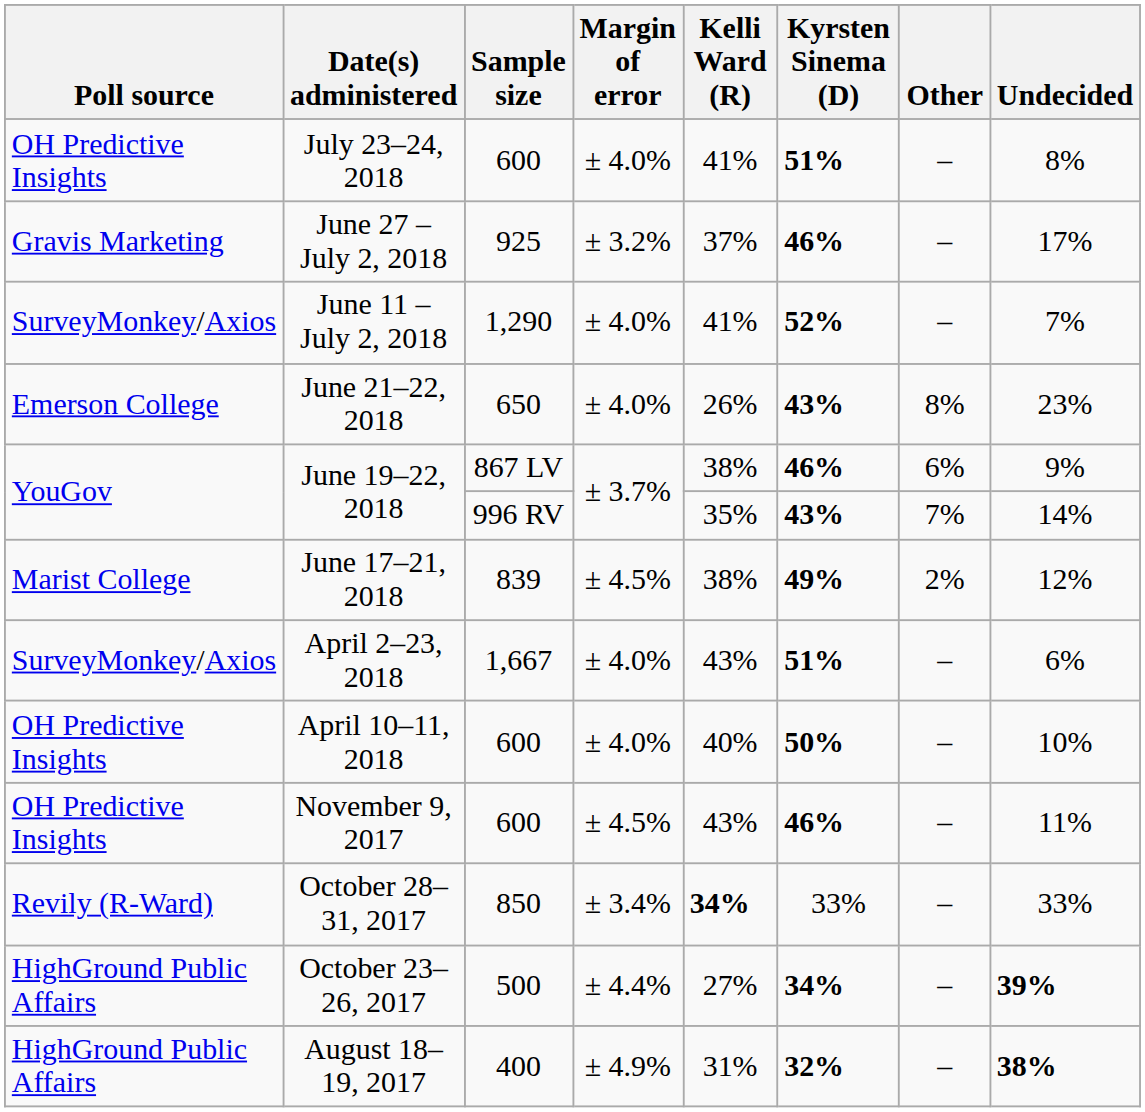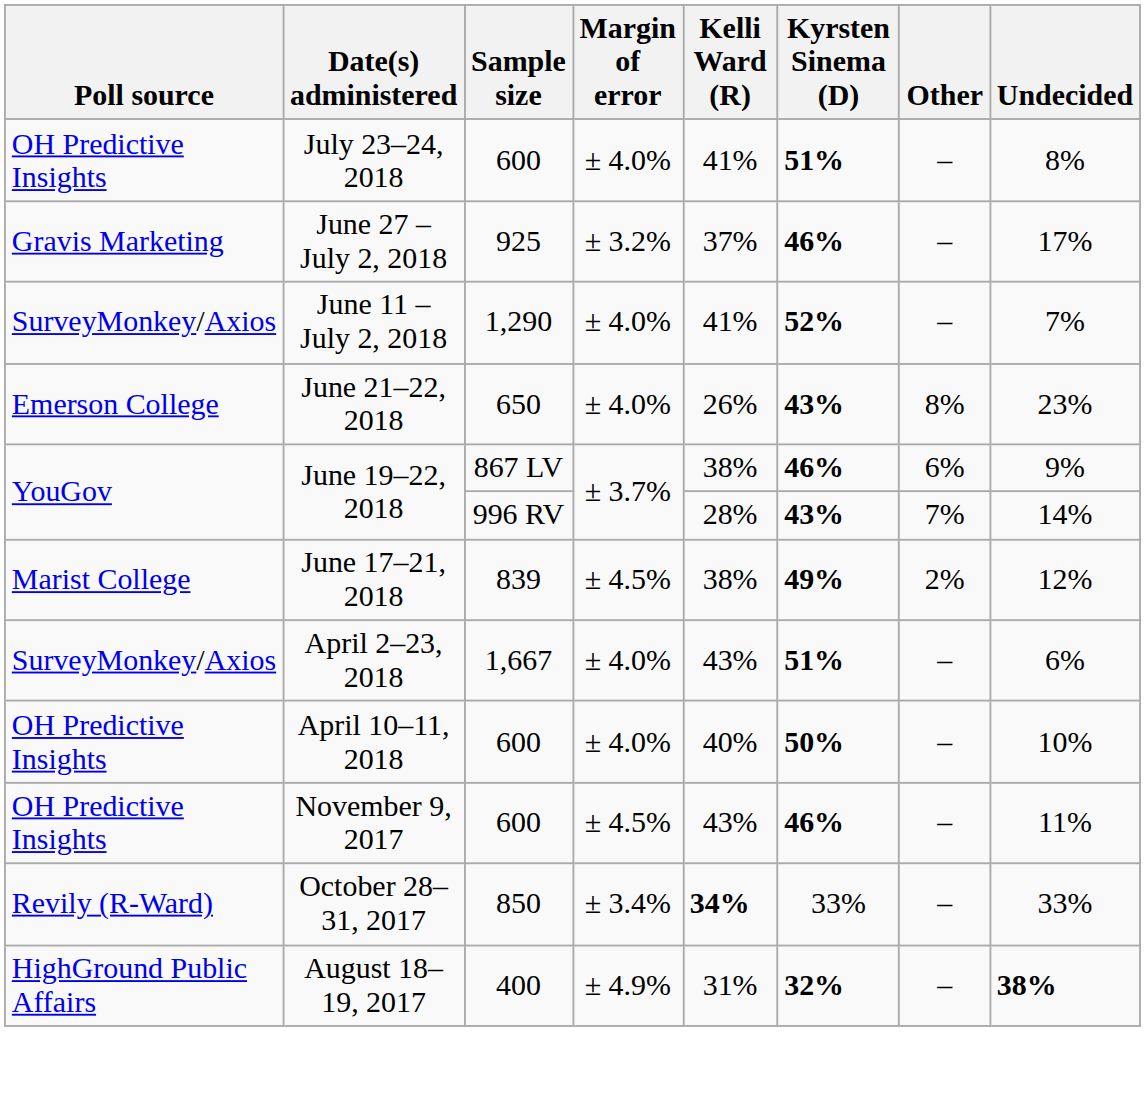(730, 514) 35% -> (730, 514) 28%
- row: (374, 984)
